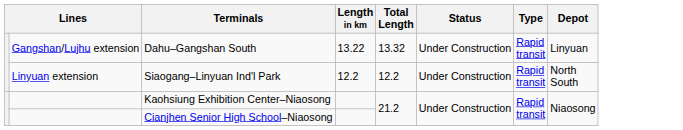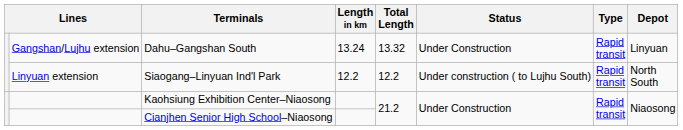(351, 48) 13.22 -> (351, 48) 13.24
(465, 77) Under Construction -> (505, 77) Under construction ( to Lujhu South)
